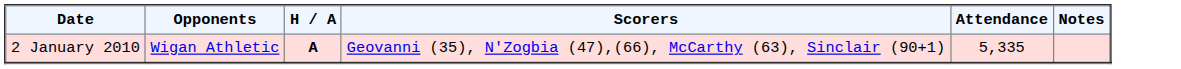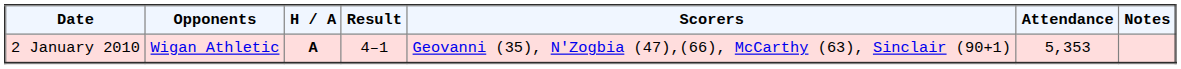+ column: (374, 20)
(1002, 48) 5,335 -> (1068, 48) 5,353
